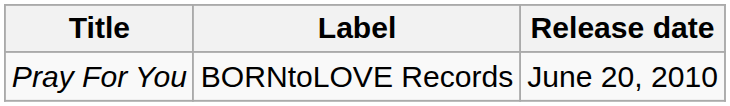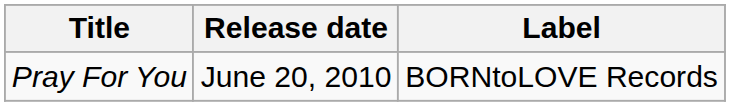columns swapped: (623, 28) <-> (357, 28)
